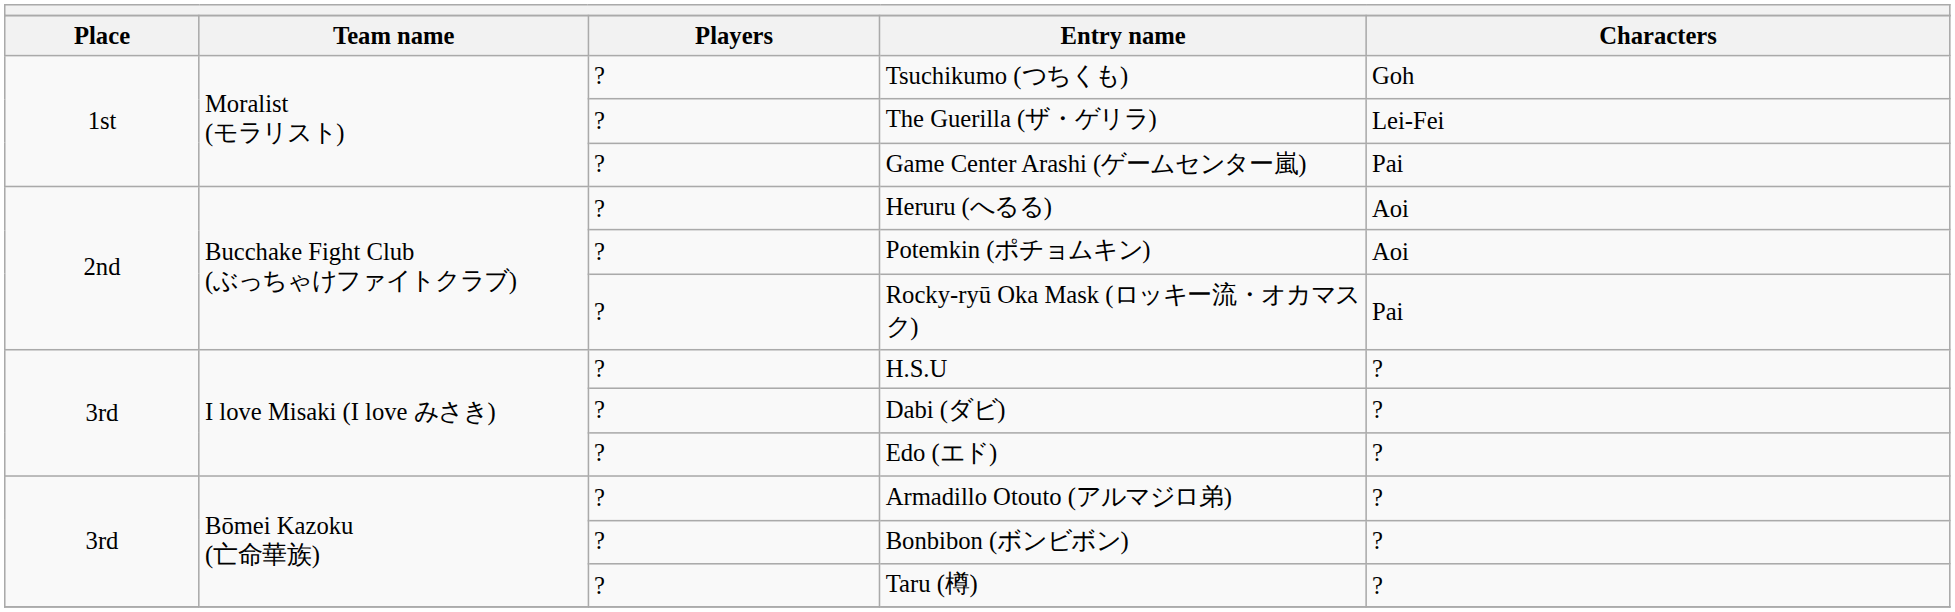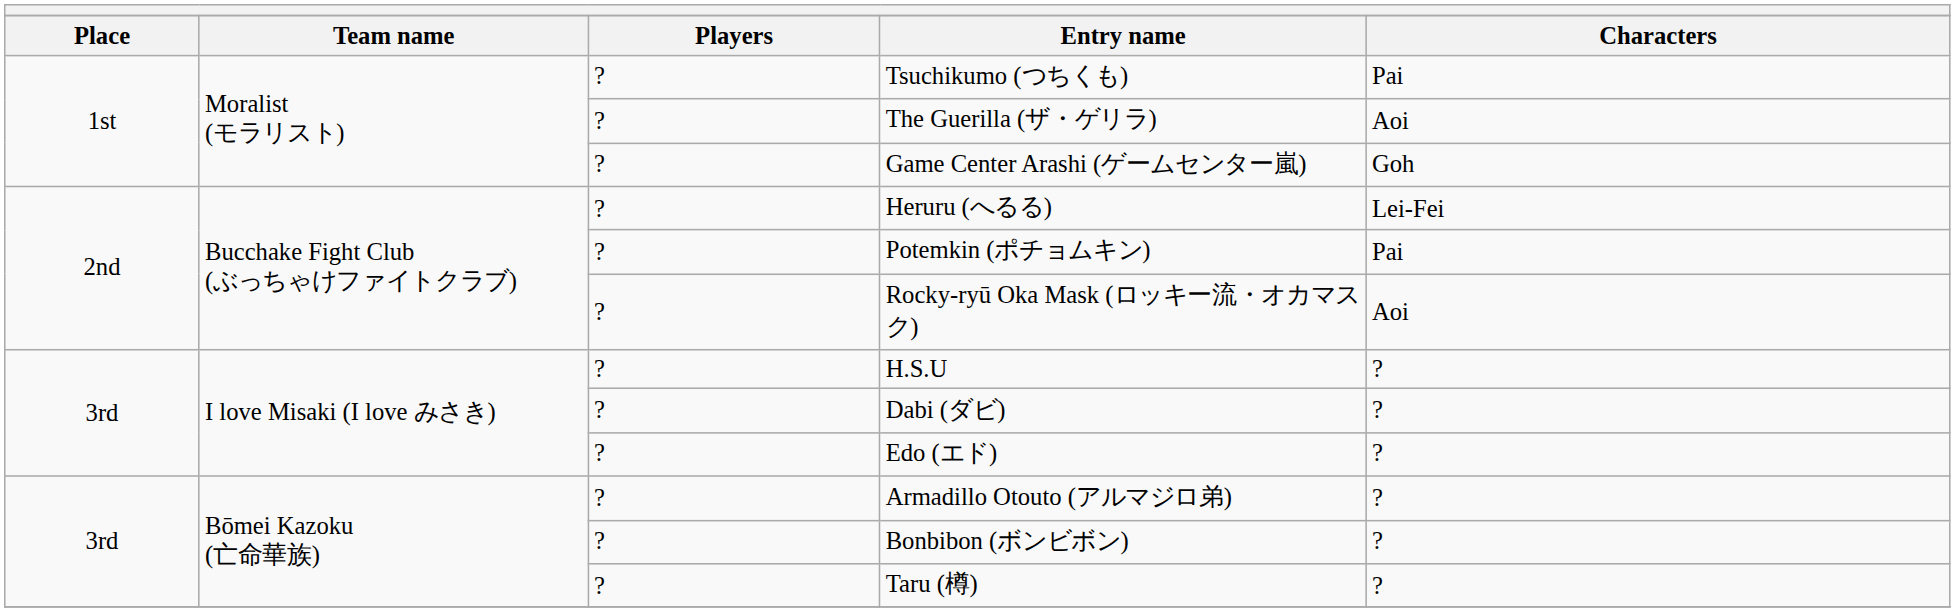(1393, 76) Goh -> (1388, 76) Pai
(1408, 120) Lei-Fei -> (1390, 120) Aoi
(1388, 164) Pai -> (1393, 164) Goh
(1390, 207) Aoi -> (1408, 207) Lei-Fei
(1390, 251) Aoi -> (1388, 251) Pai
(1388, 311) Pai -> (1390, 311) Aoi
